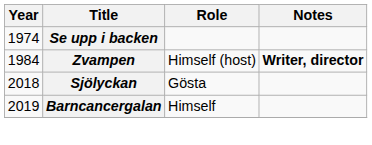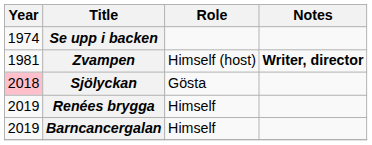(24, 60) 1984 -> (24, 60) 1981
(24, 83) no background -> (24, 83) pink background
+ row: (104, 106)
